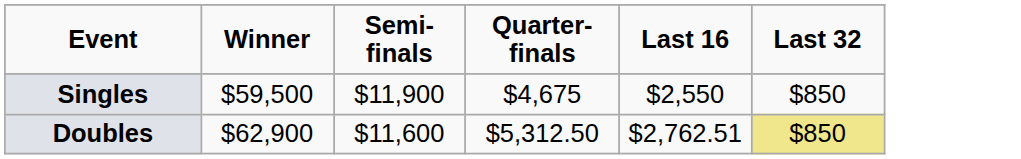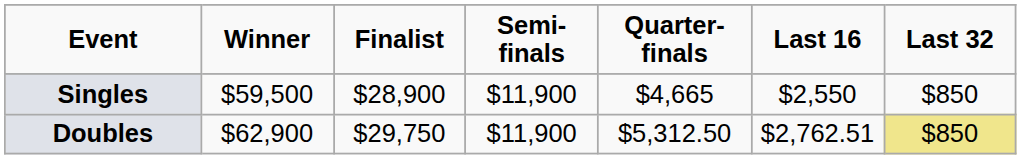+ column: (399, 40)
(542, 94) $4,675 -> (675, 94) $4,665
(399, 134) $11,600 -> (532, 134) $11,900
